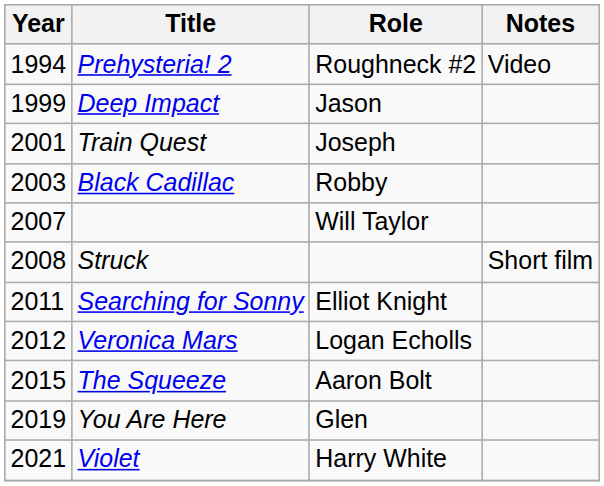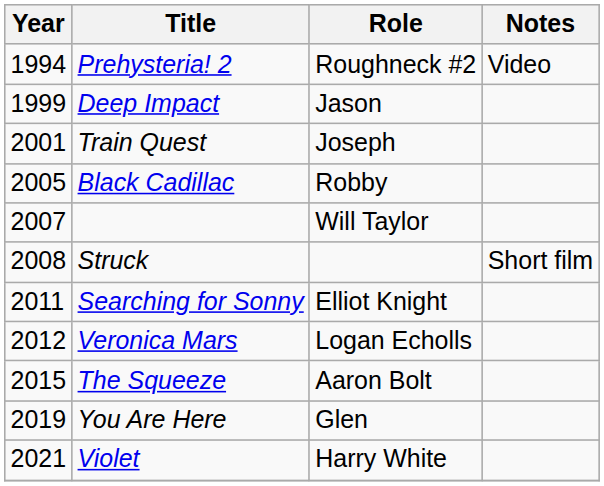(38, 182) 2003 -> (38, 182) 2005
